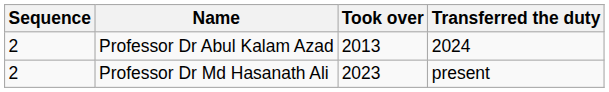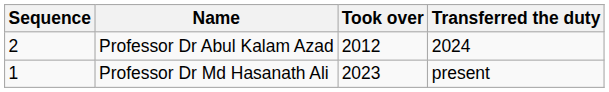(361, 45) 2013 -> (361, 45) 2012
(13, 73) 2 -> (13, 73) 1
